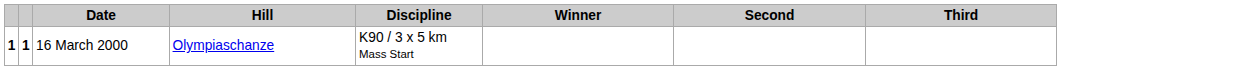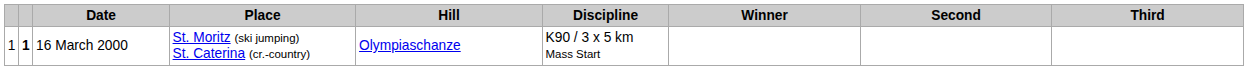+ column: (263, 15)
(12, 46) bold -> (12, 46) normal
